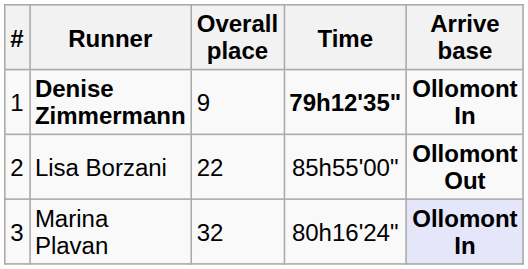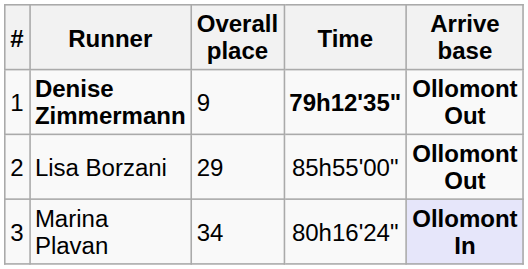(465, 102) Ollomont In -> (465, 102) Ollomont Out
(210, 167) 22 -> (210, 167) 29
(210, 232) 32 -> (210, 232) 34
